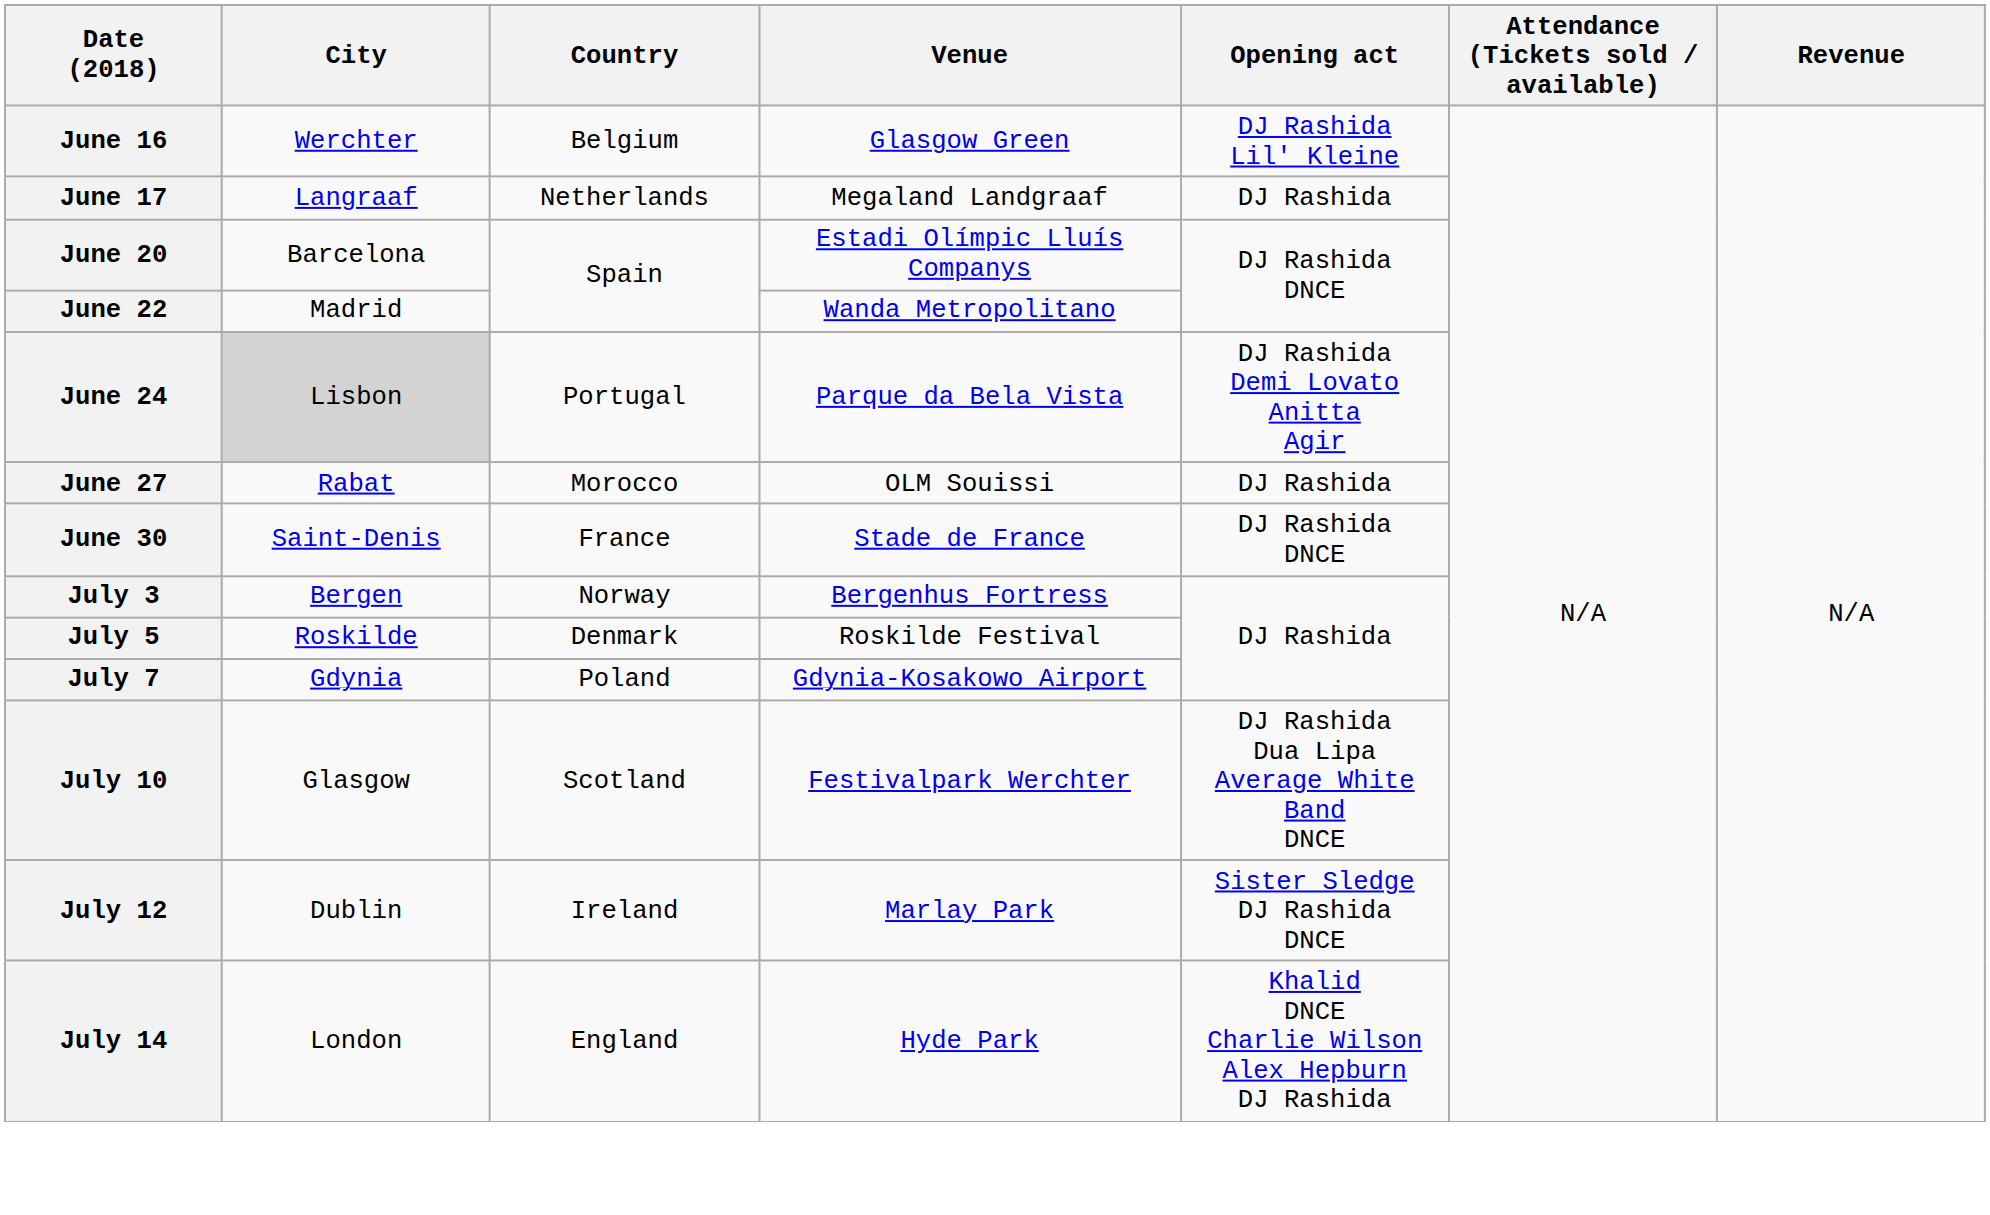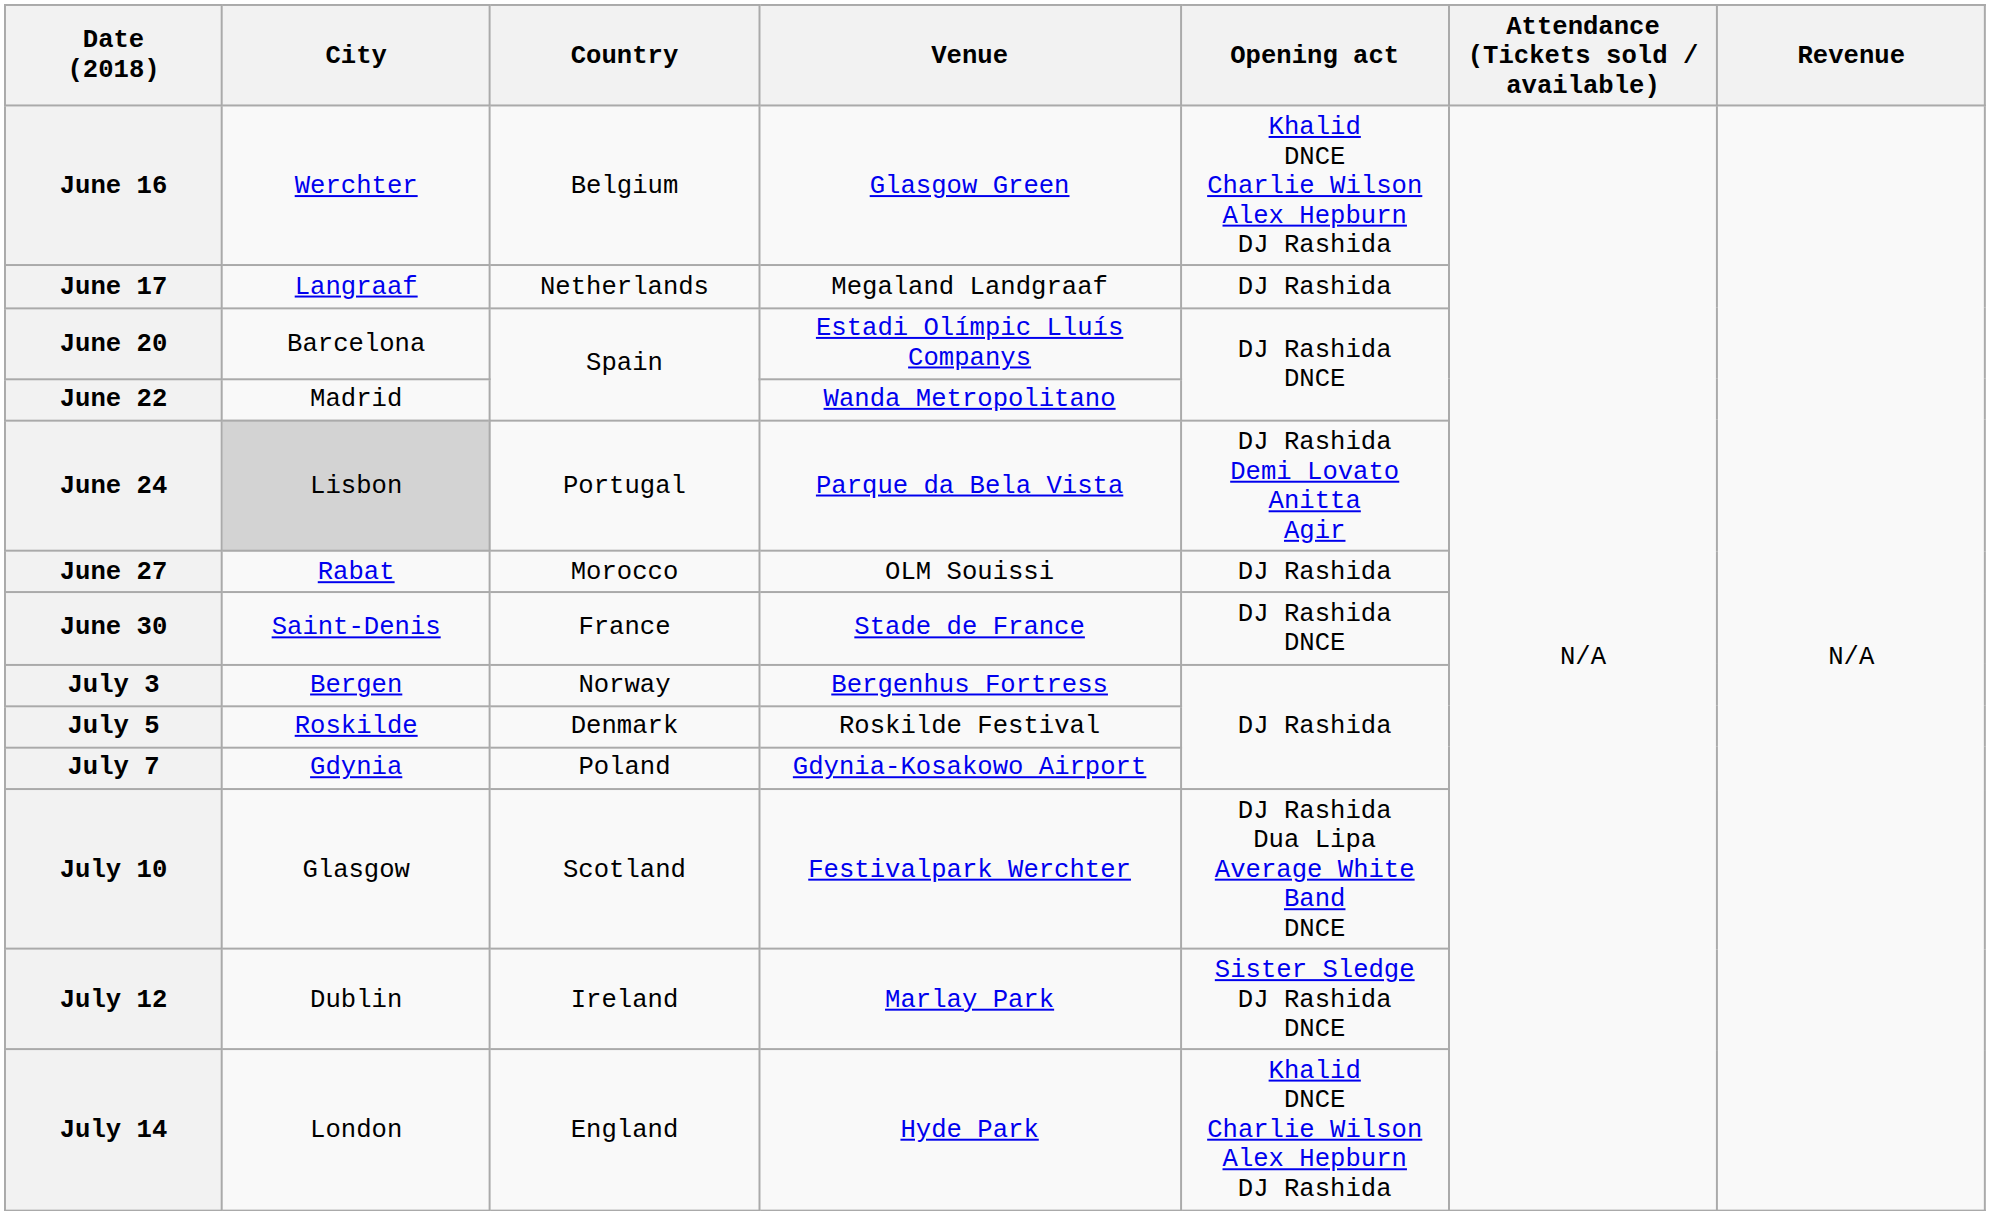(1315, 141) DJ Rashida Lil' Kleine -> (1315, 186) Khalid DNCE Charlie Wilson Alex Hepburn DJ Rashida
